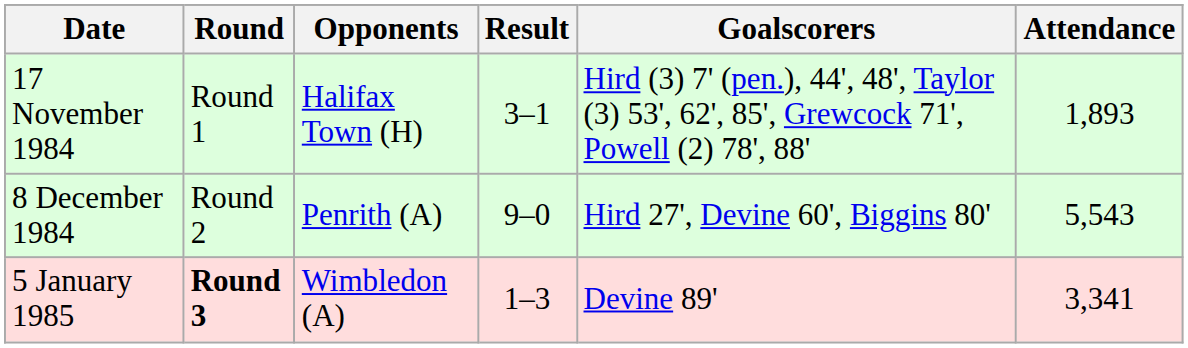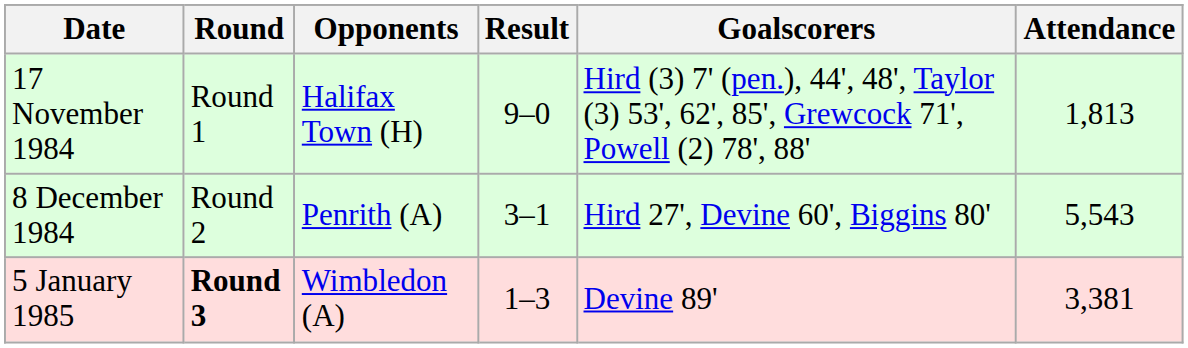(527, 113) 3–1 -> (527, 113) 9–0
(1099, 113) 1,893 -> (1099, 113) 1,813
(527, 214) 9–0 -> (527, 214) 3–1
(1099, 299) 3,341 -> (1099, 299) 3,381
